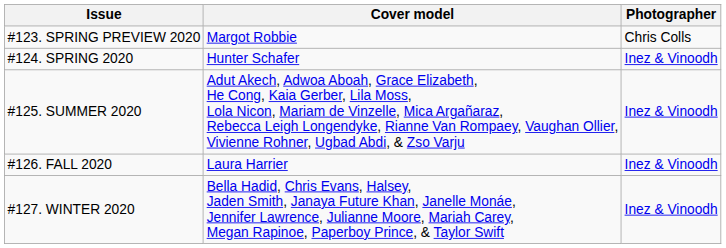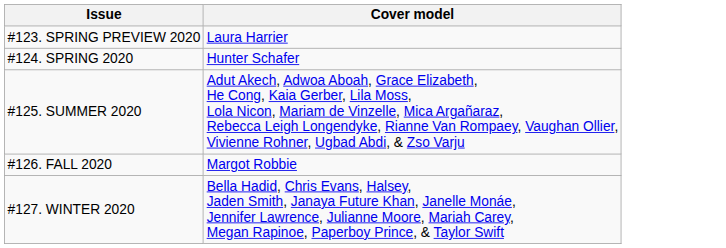- column: (671, 15)
(252, 37) Margot Robbie -> (247, 37) Laura Harrier
(247, 164) Laura Harrier -> (252, 164) Margot Robbie
